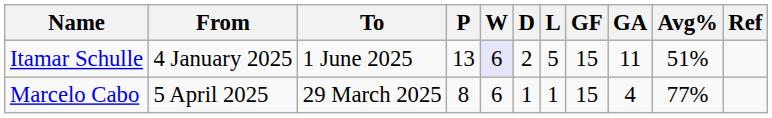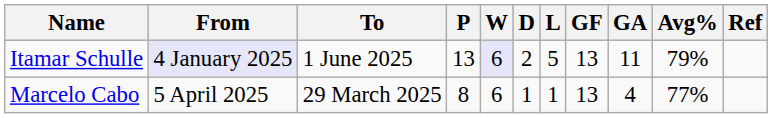(223, 58) no background -> (223, 58) lavender background
(587, 58) 15 -> (587, 58) 13
(688, 58) 51% -> (688, 58) 79%
(587, 94) 15 -> (587, 94) 13
